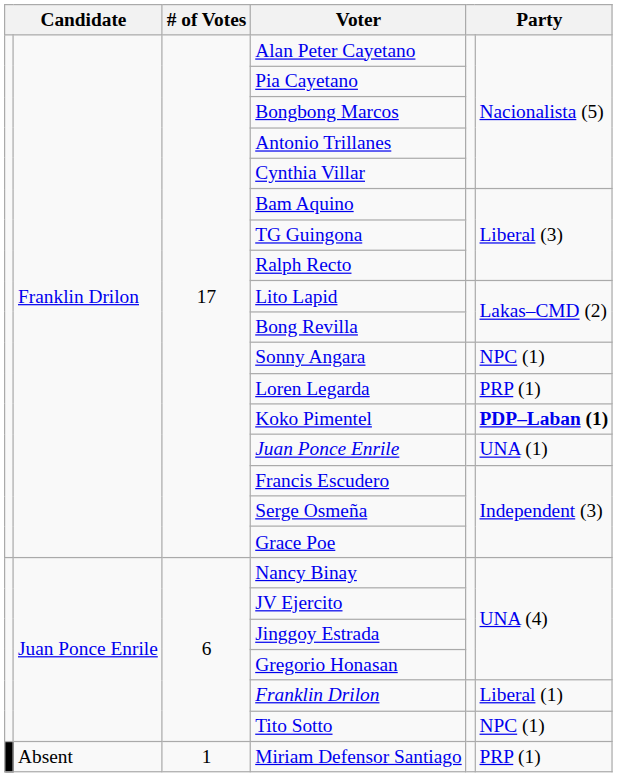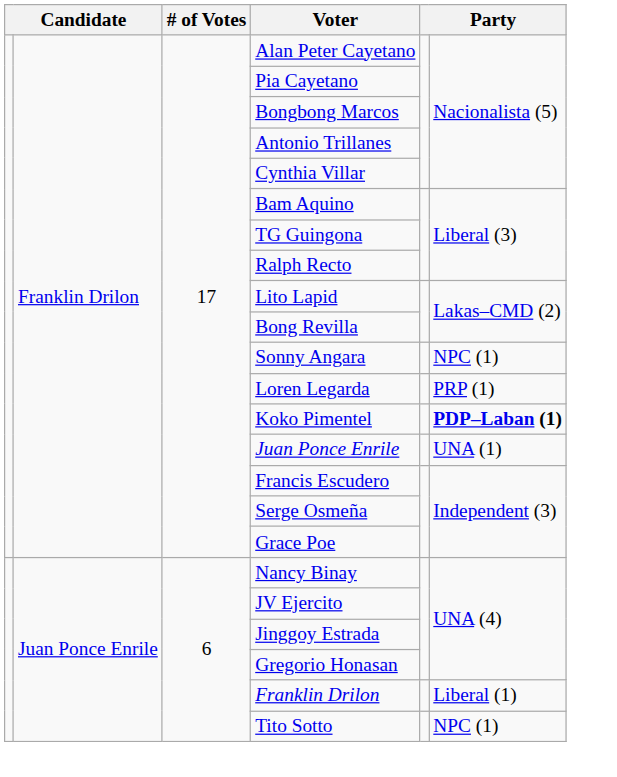- row: (358, 756)
